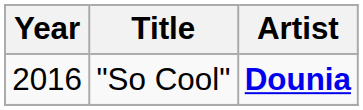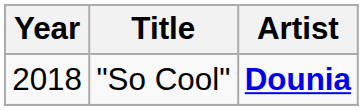(47, 79) 2016 -> (47, 79) 2018
